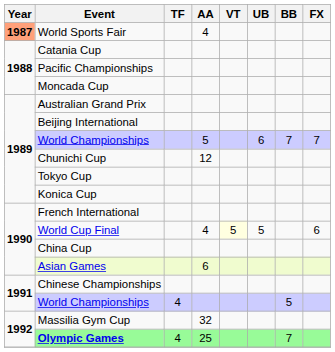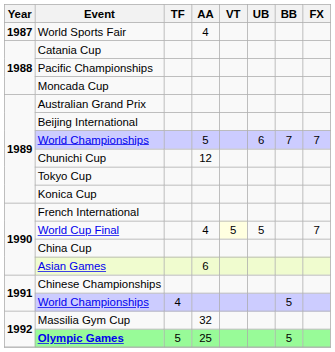(20, 32) lightsalmon background -> (20, 32) no background
(317, 230) 6 -> (317, 230) 7
(178, 338) 4 -> (178, 338) 5
(289, 338) 7 -> (289, 338) 5
